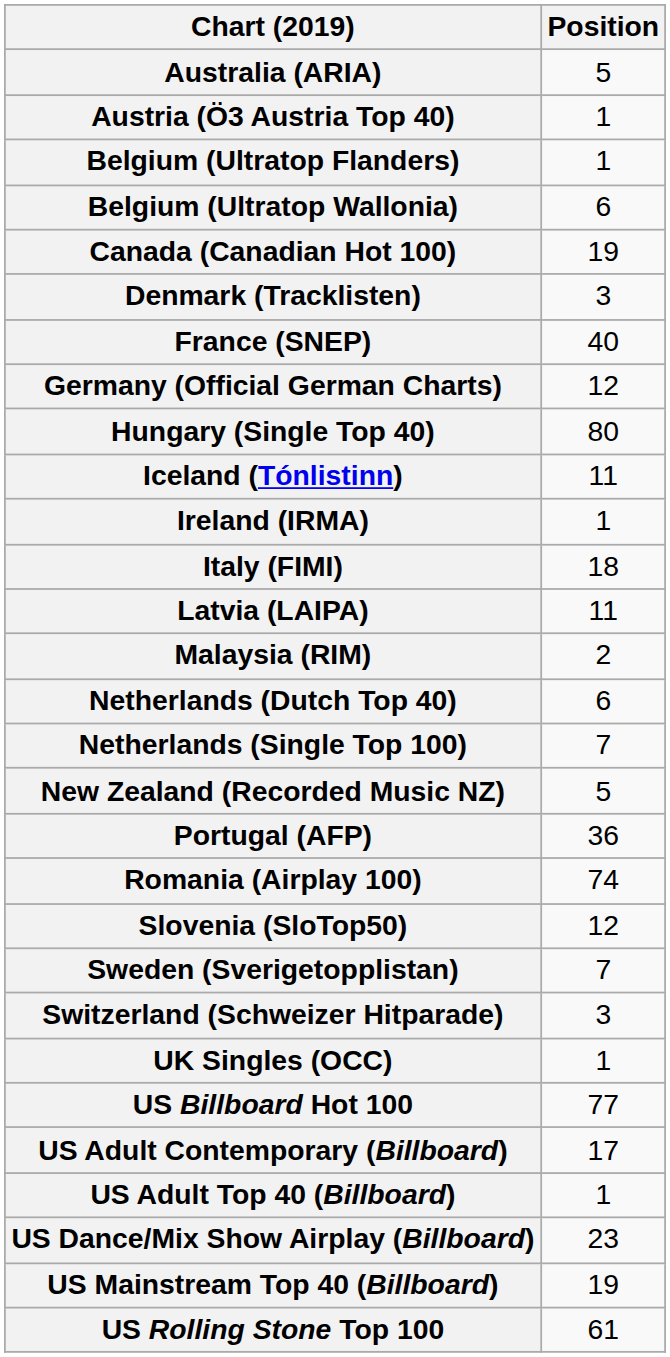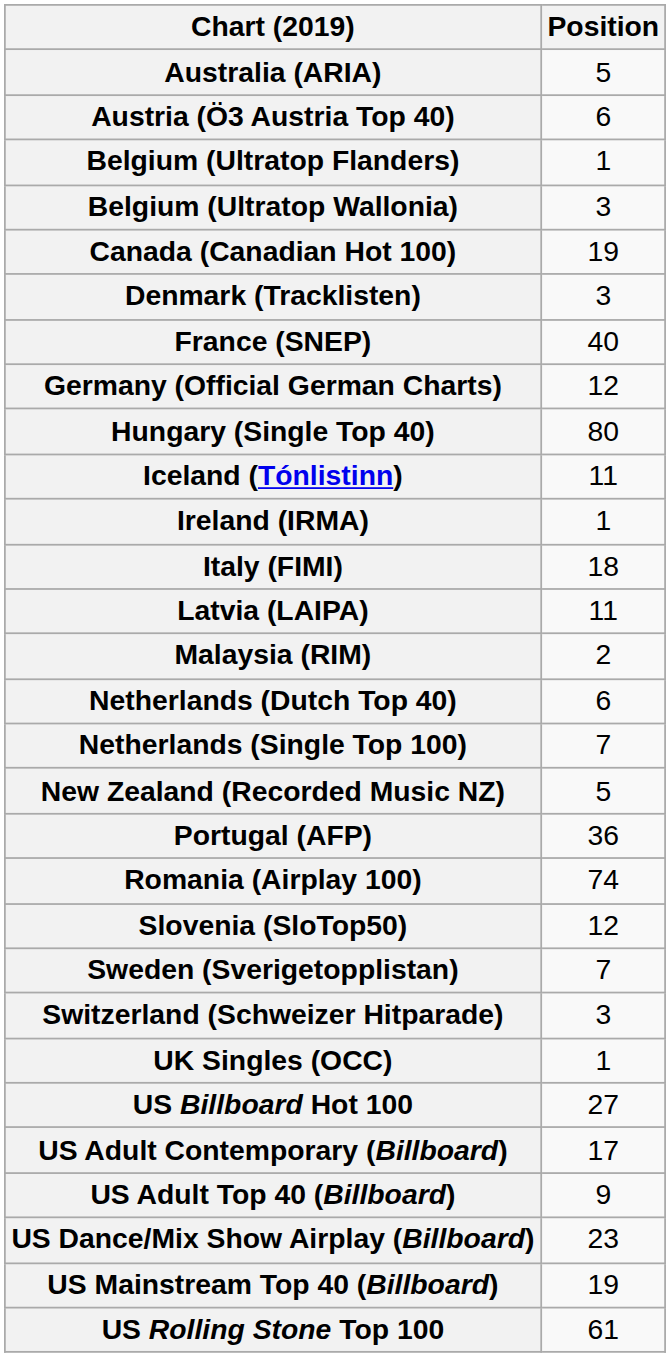(603, 116) 1 -> (603, 116) 6
(603, 206) 6 -> (603, 206) 3
(603, 1104) 77 -> (603, 1104) 27
(603, 1194) 1 -> (603, 1194) 9
